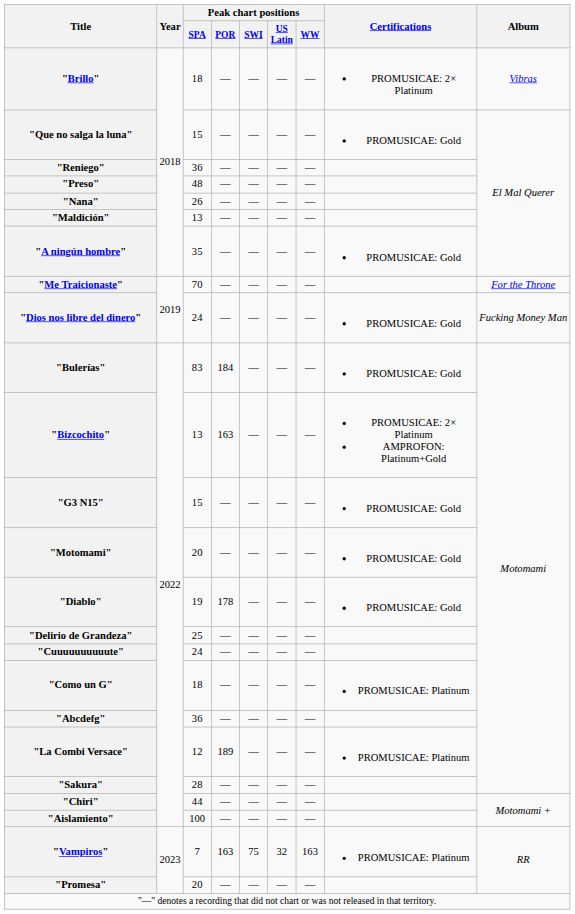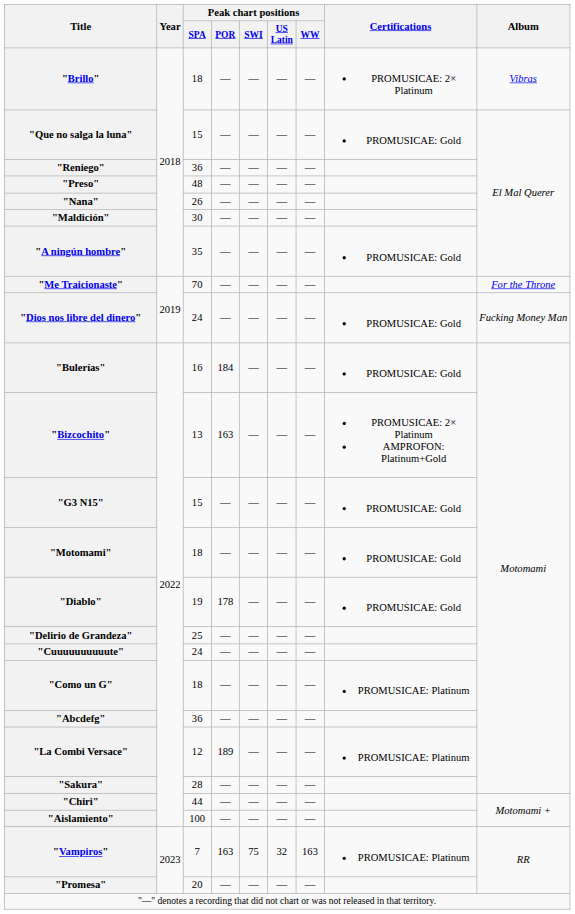(197, 218) 13 -> (197, 218) 30
(197, 367) 83 -> (197, 367) 16
(197, 552) 20 -> (197, 552) 18
